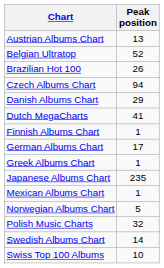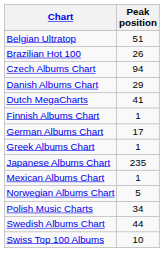- row: (55, 38)
(138, 54) 52 -> (138, 38) 51
(138, 224) 32 -> (138, 208) 34
(138, 239) 14 -> (138, 224) 44
